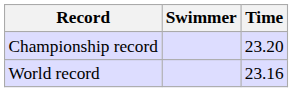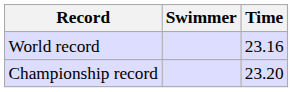rows swapped: (54, 73) <-> (83, 45)
